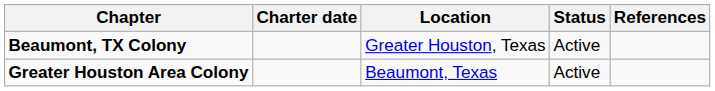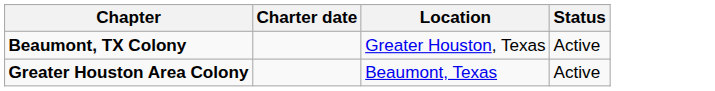- column: (660, 18)
